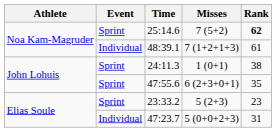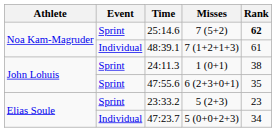(256, 119) 31 -> (256, 119) 34
